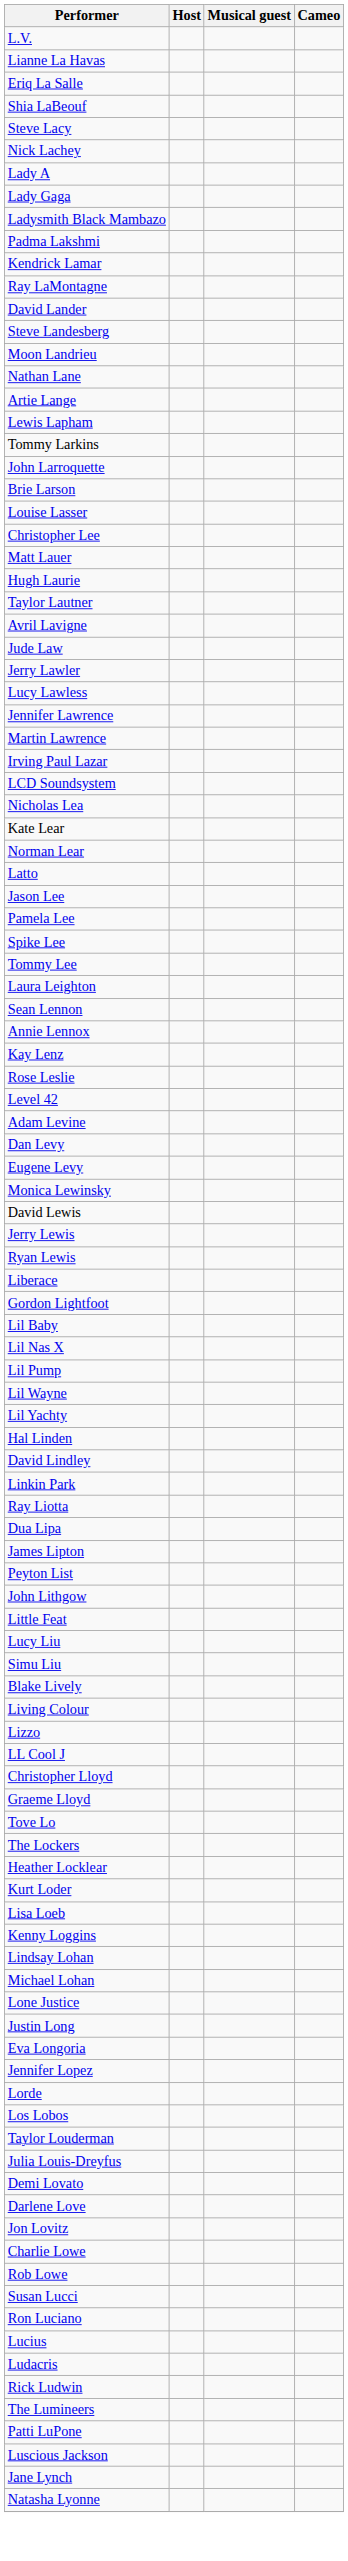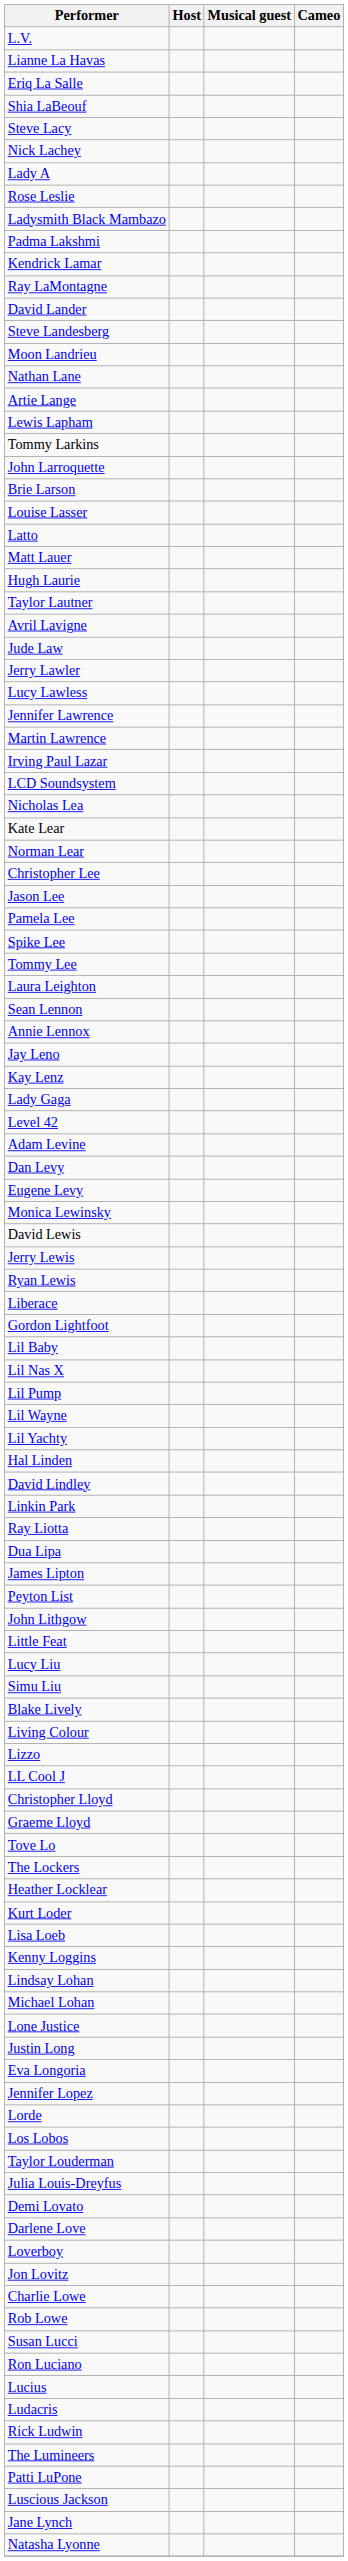rows swapped: (39, 196) <-> (41, 1077)
rows swapped: (23, 873) <-> (54, 535)
+ row: (34, 1054)
+ row: (35, 2251)
